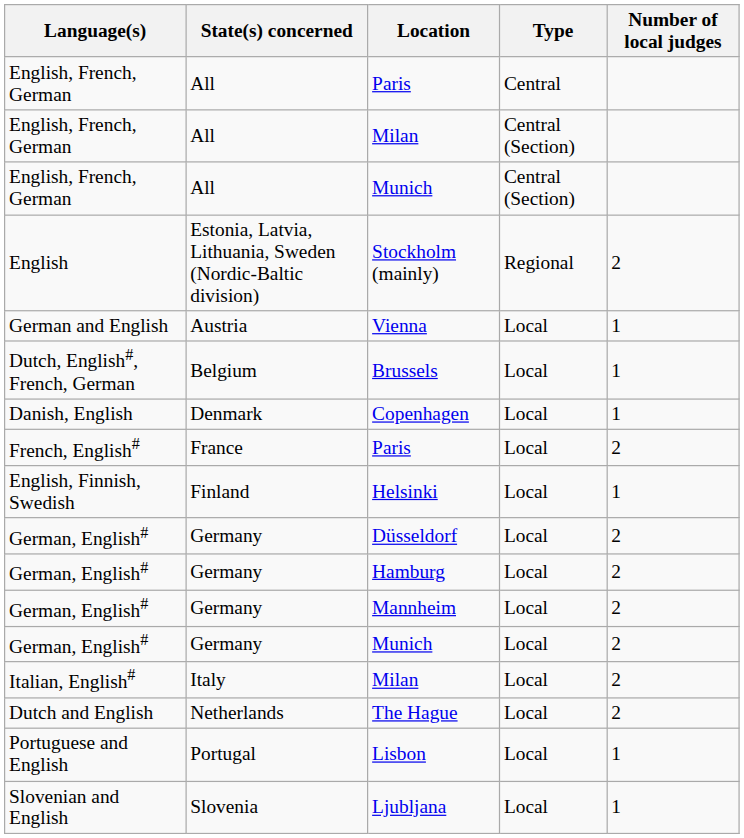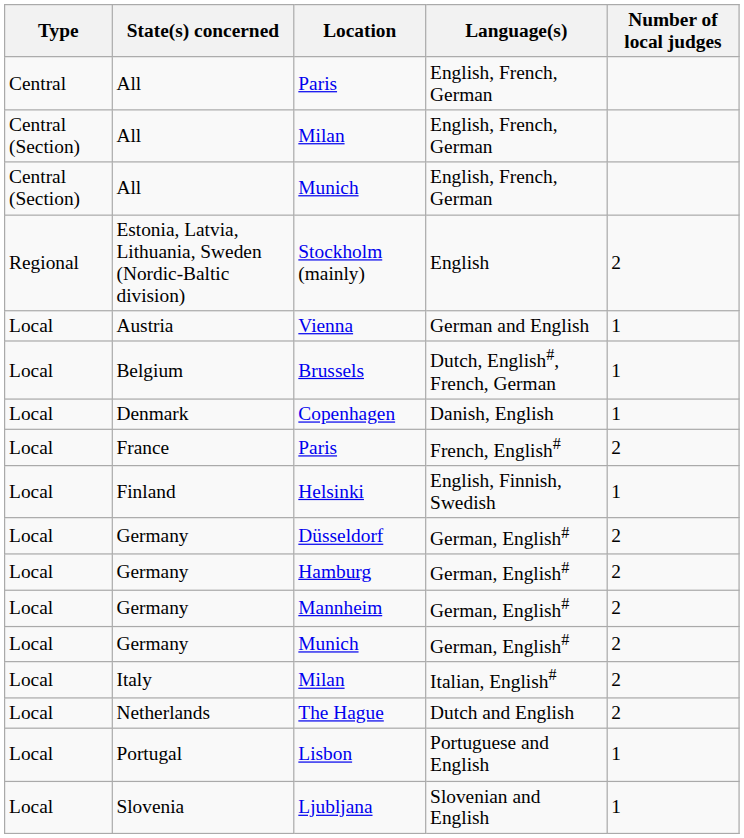columns swapped: (553, 30) <-> (95, 30)
